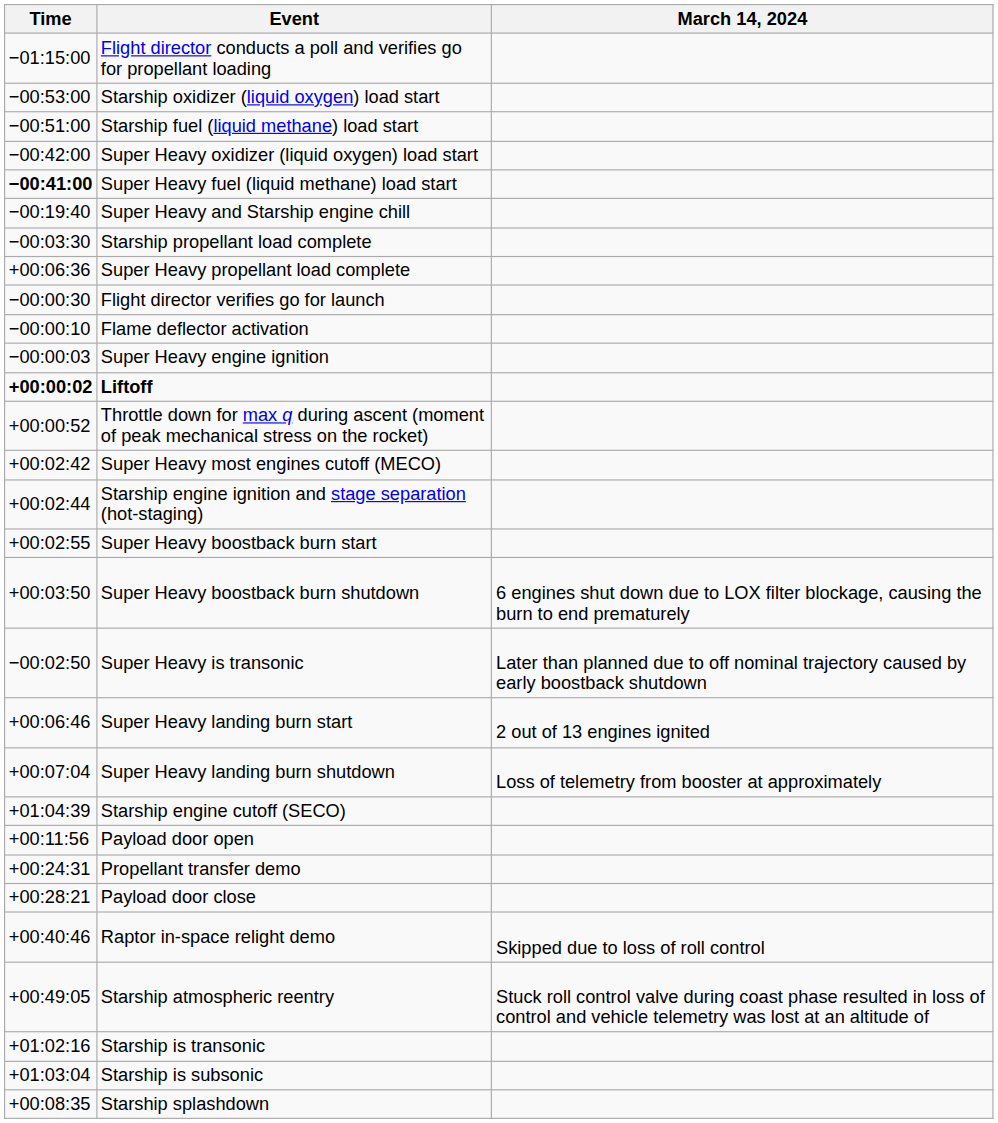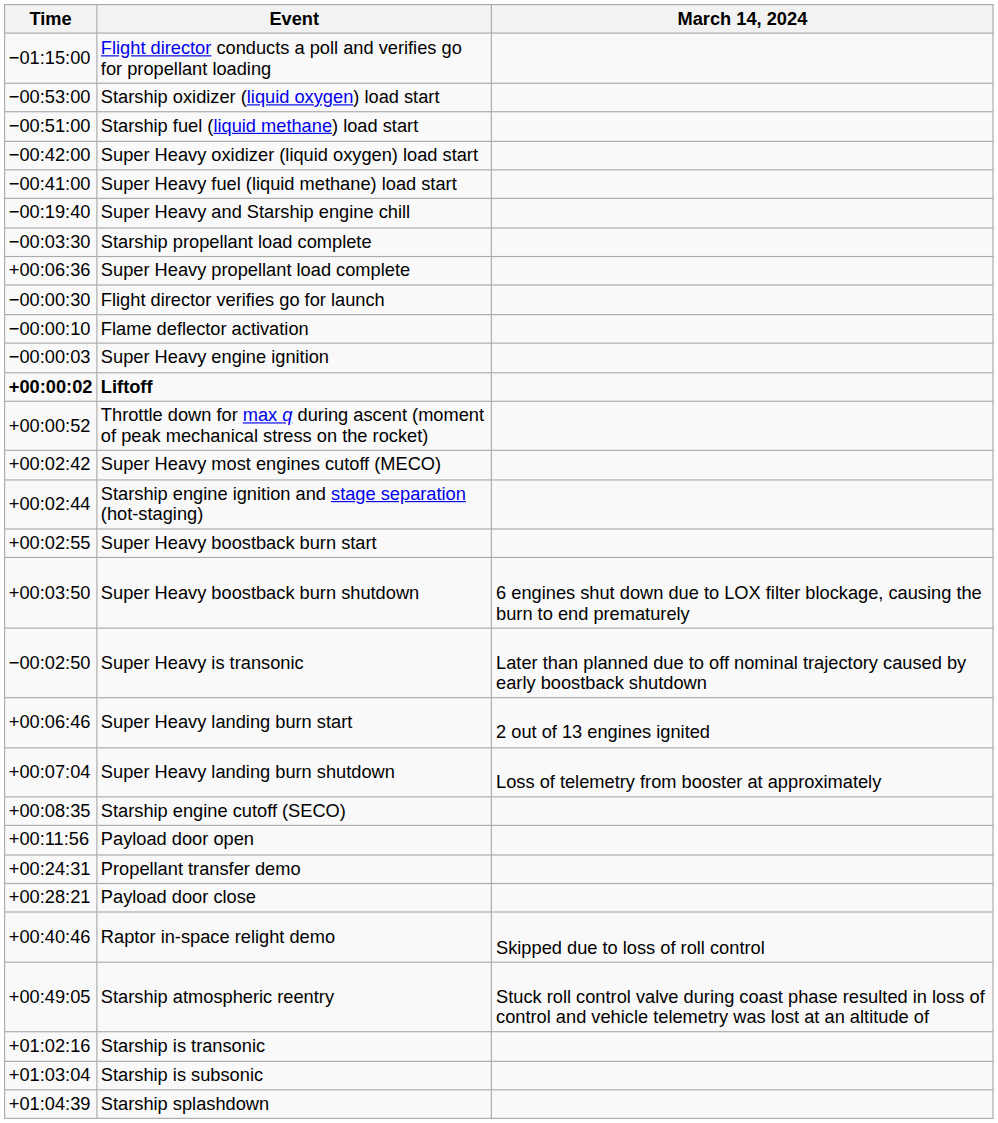(51, 184) bold -> (50, 184) normal
(50, 811) +01:04:39 -> (50, 811) +00:08:35
(50, 1104) +00:08:35 -> (50, 1104) +01:04:39
